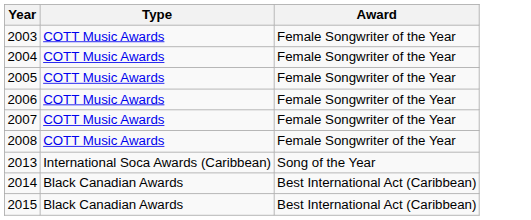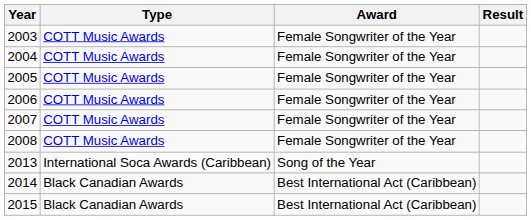+ column: (503, 15)
